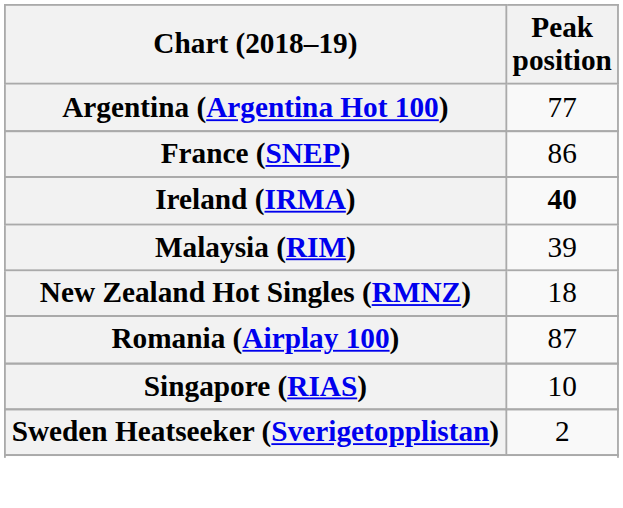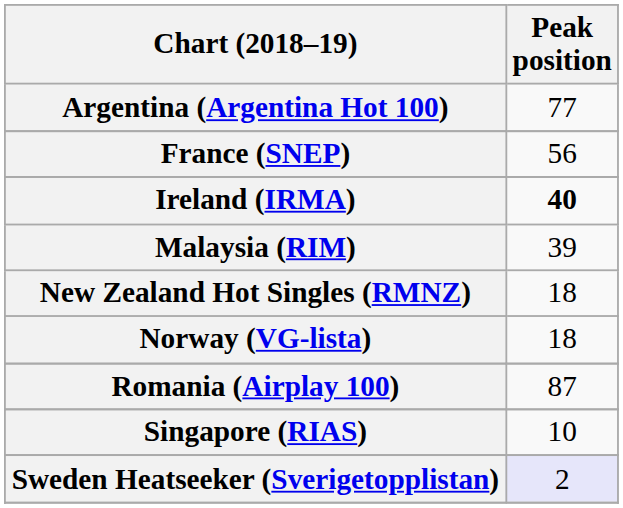(562, 153) 86 -> (562, 153) 56
+ row: (255, 339)
(562, 432) no background -> (562, 478) lavender background
